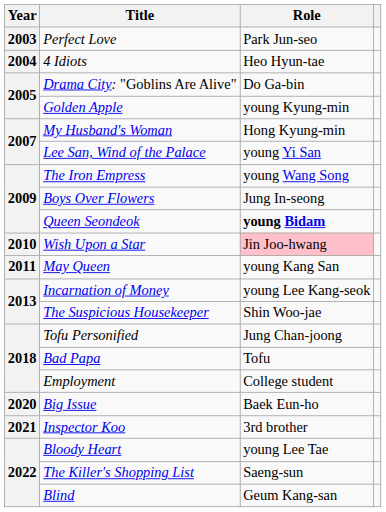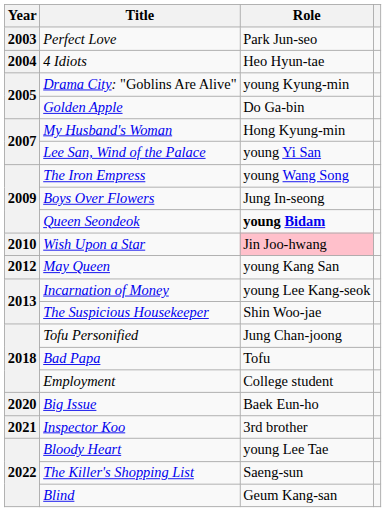(274, 84) Do Ga-bin -> (296, 84) young Kyung-min
(296, 107) young Kyung-min -> (274, 107) Do Ga-bin
(22, 267) 2011 -> (22, 267) 2012
